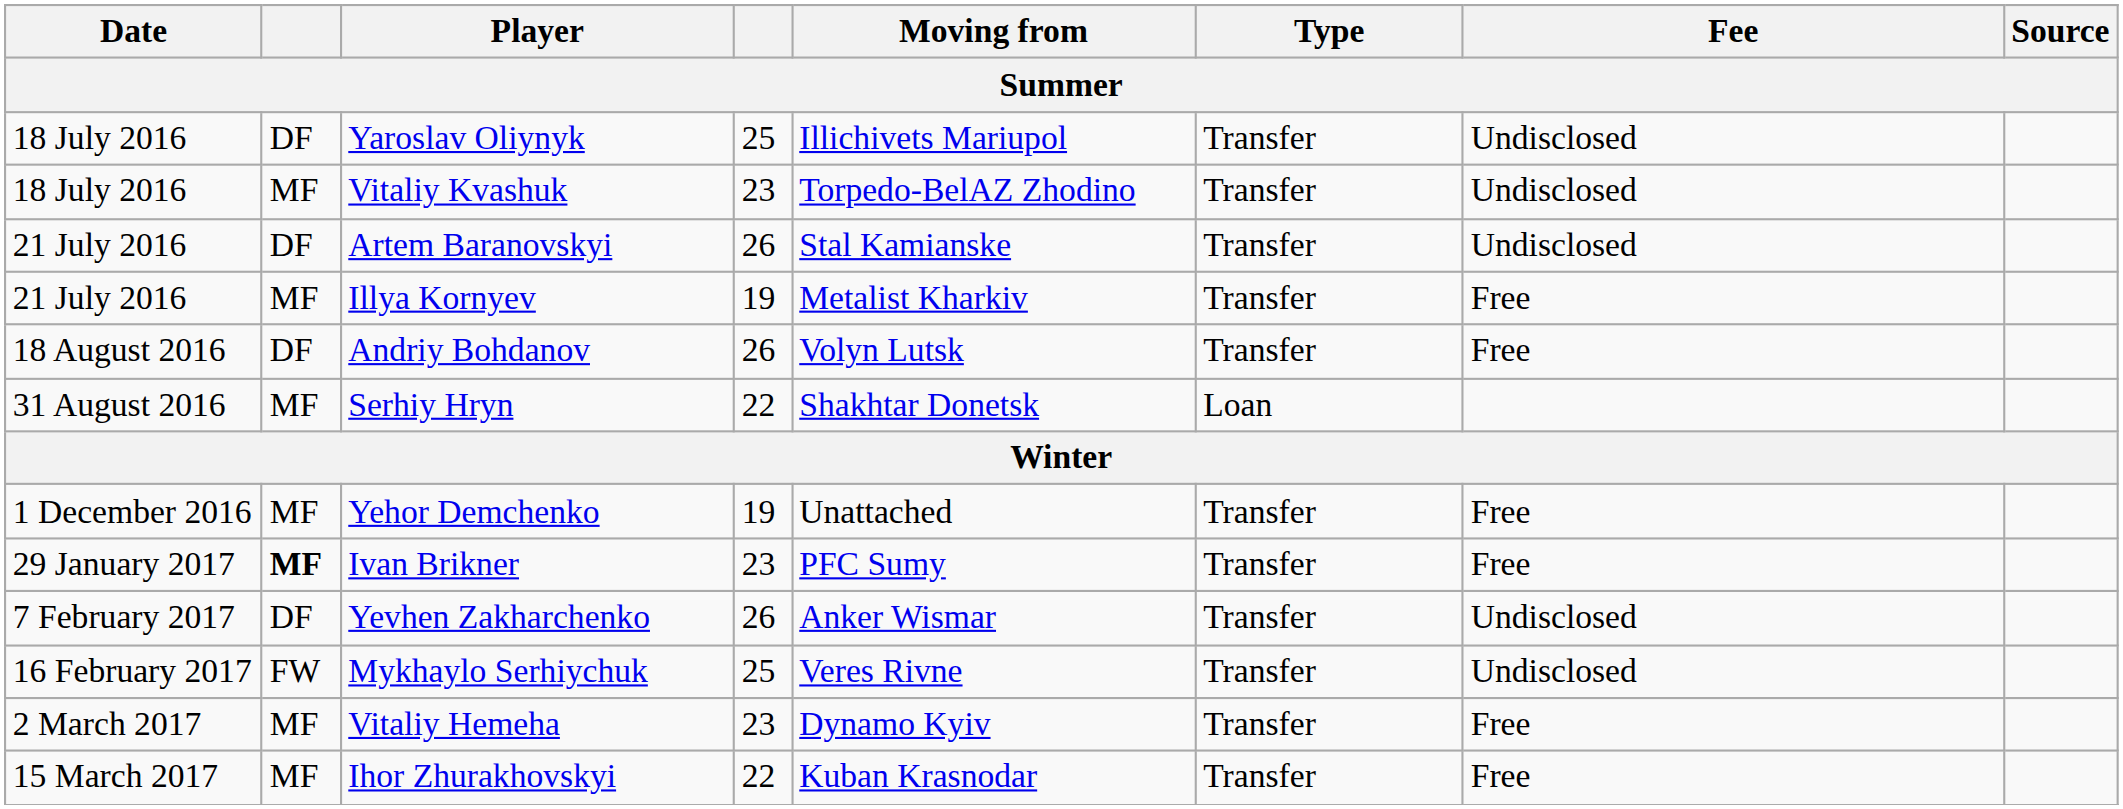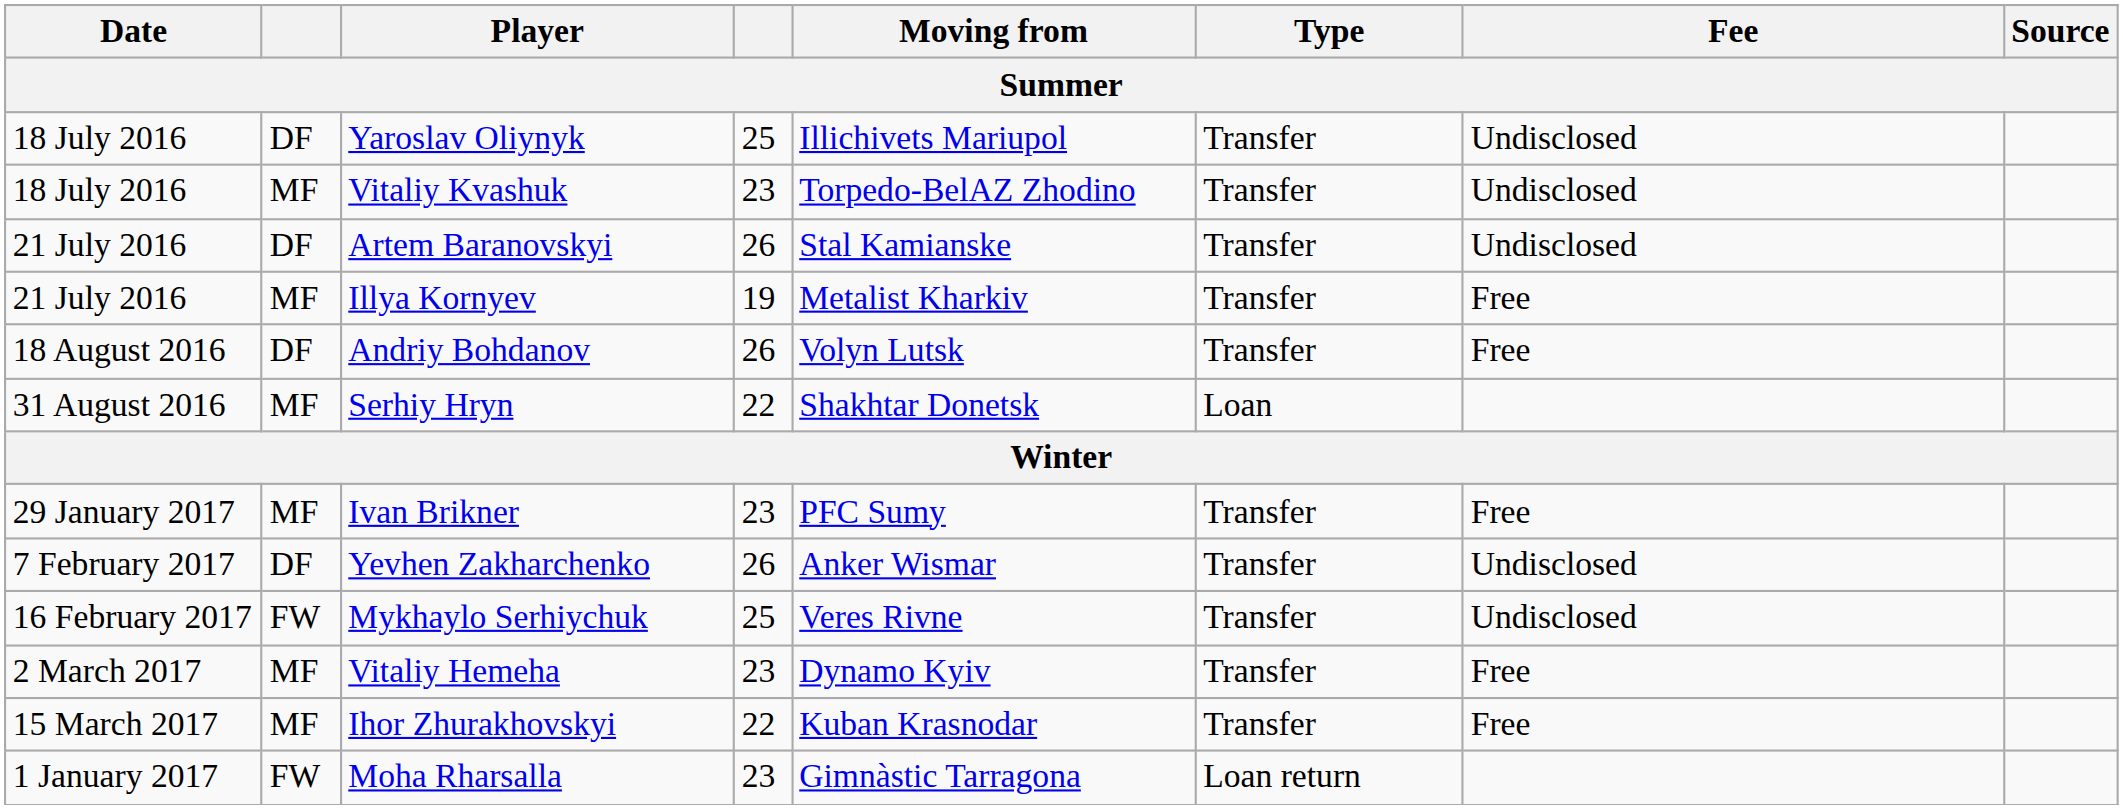- row: (474, 510)
(296, 564) bold -> (294, 510) normal
+ row: (455, 777)
